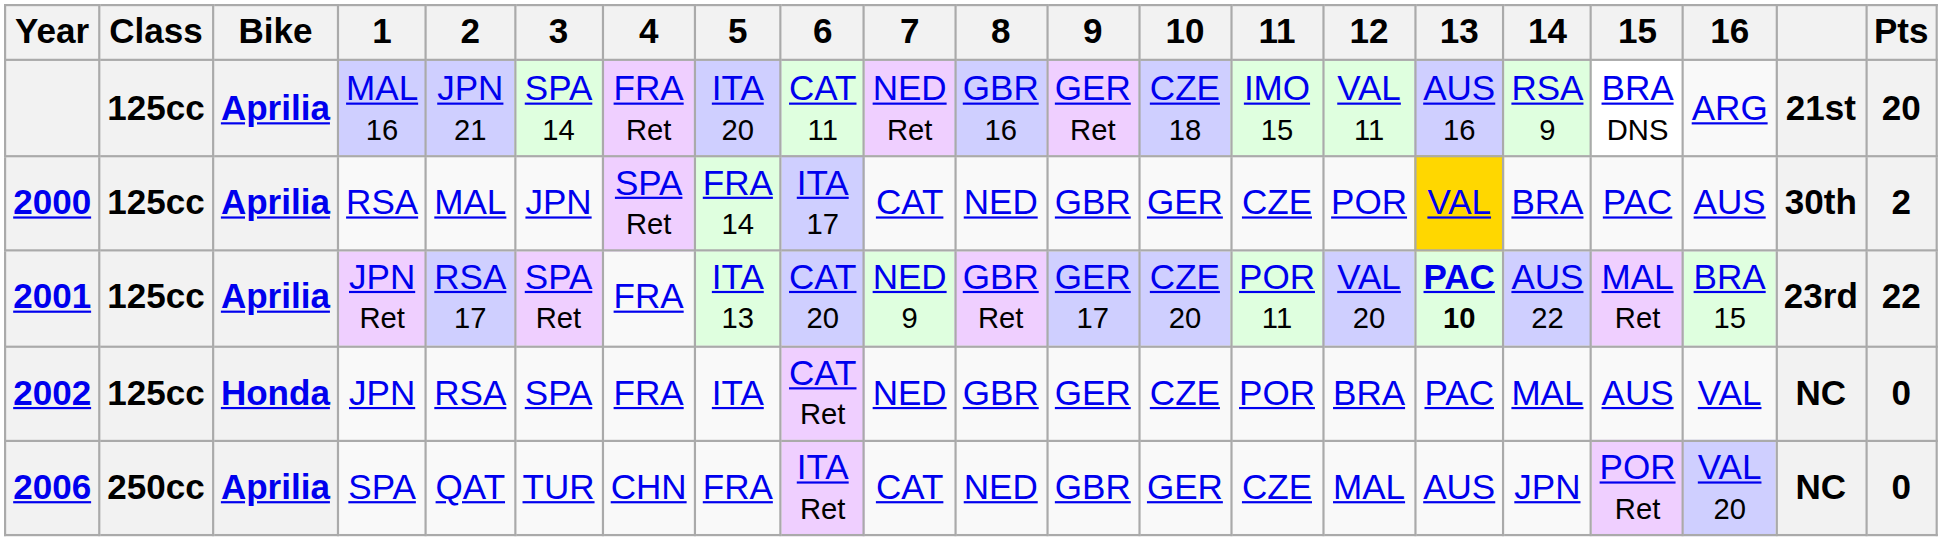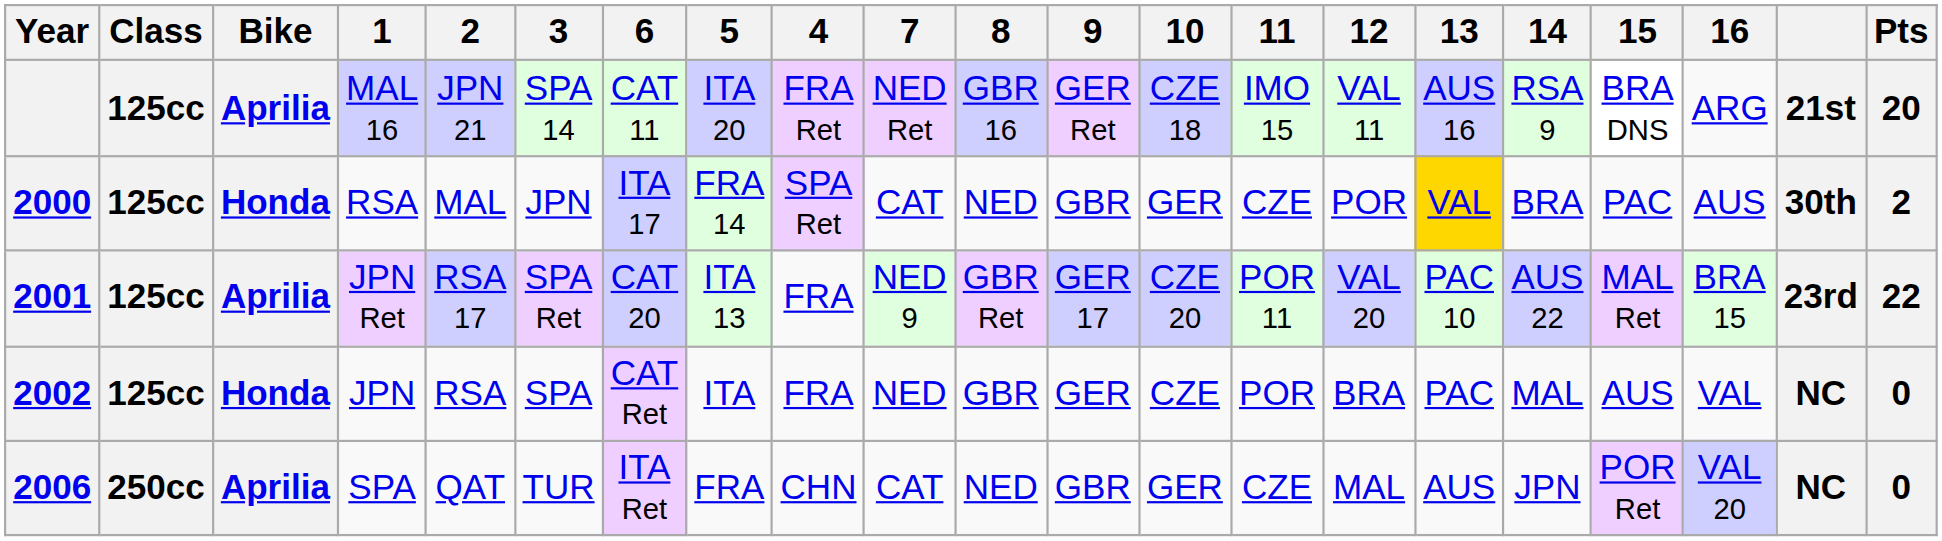columns swapped: (649, 32) <-> (823, 32)
(275, 202) Aprilia -> (275, 202) Honda
(1459, 297) bold -> (1459, 297) normal
